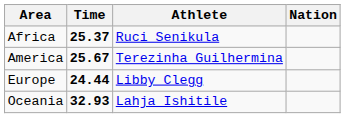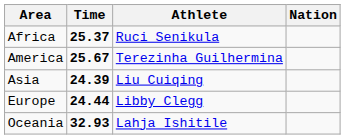+ row: (24, 80)
